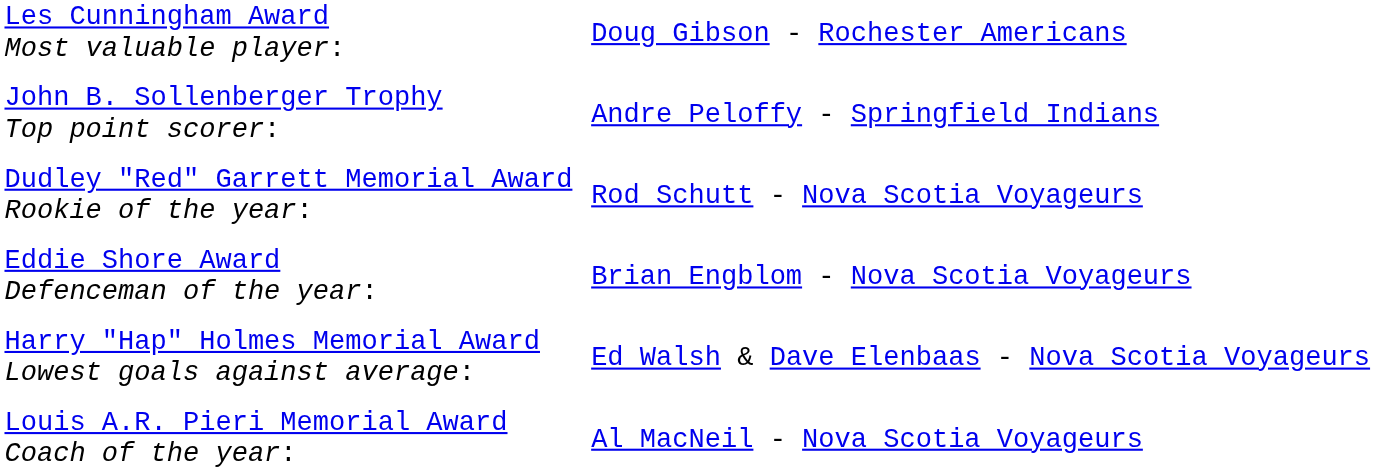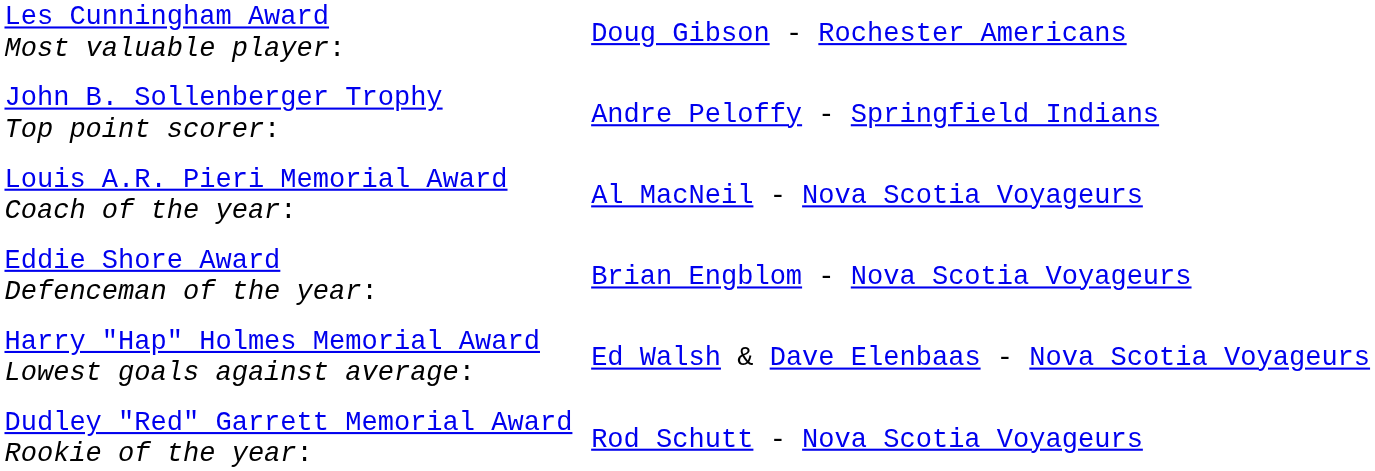rows swapped: (288, 195) <-> (256, 438)
